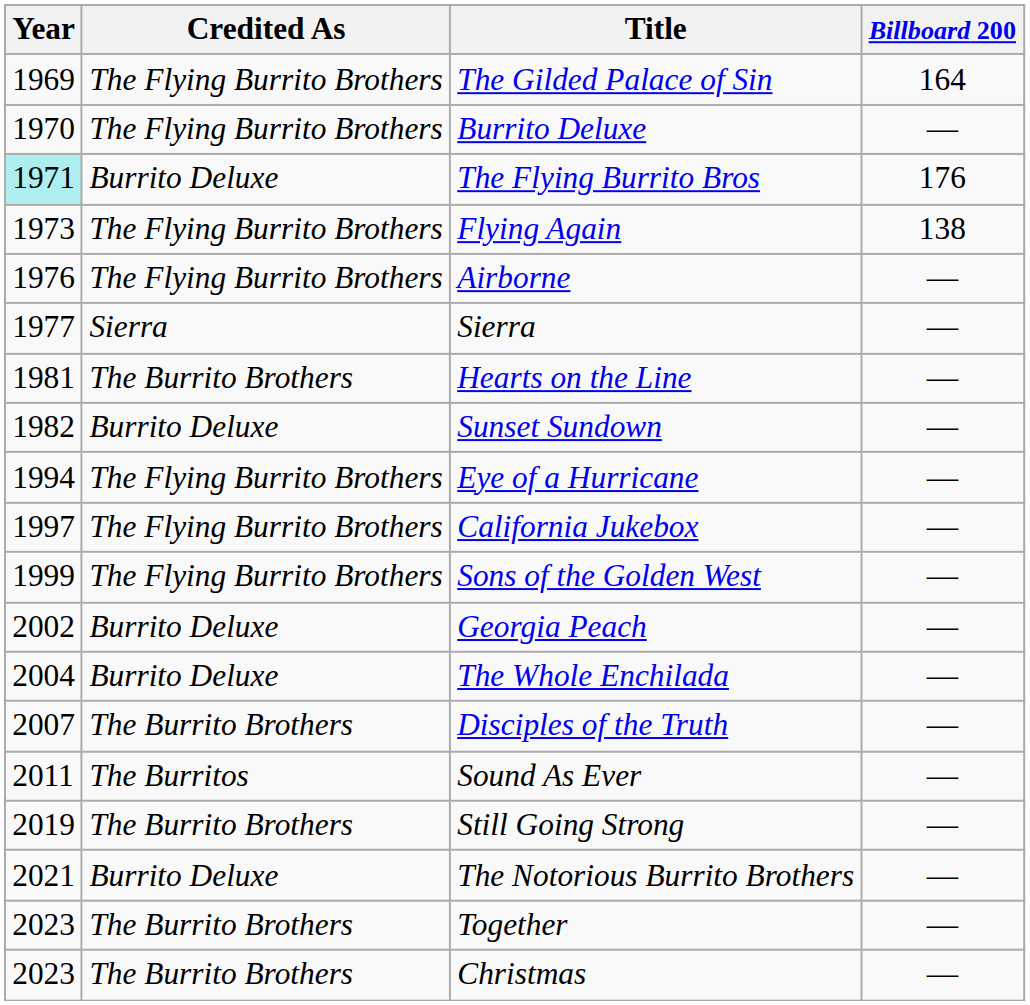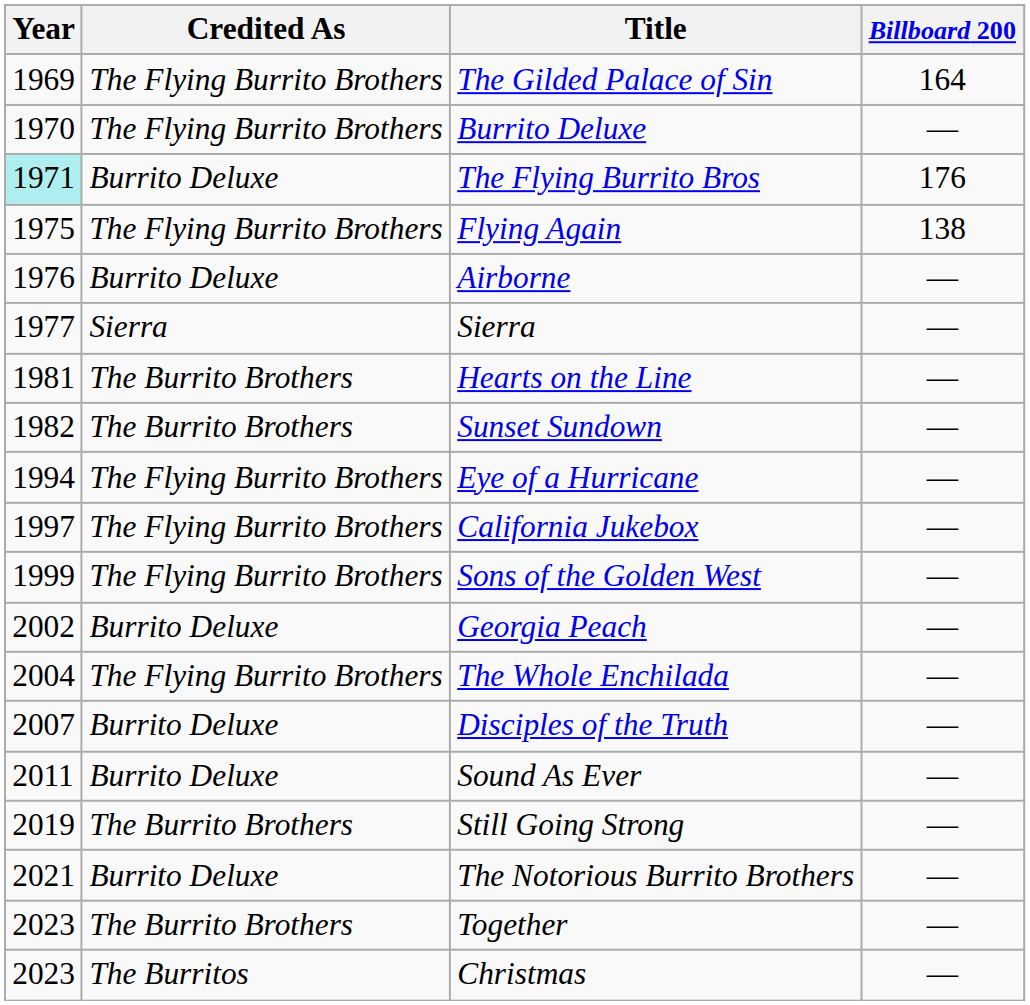(44, 228) 1973 -> (44, 228) 1975
(266, 278) The Flying Burrito Brothers -> (184, 278) Burrito Deluxe
(184, 427) Burrito Deluxe -> (221, 427) The Burrito Brothers
(184, 675) Burrito Deluxe -> (266, 675) The Flying Burrito Brothers
(221, 725) The Burrito Brothers -> (184, 725) Burrito Deluxe
(169, 775) The Burritos -> (184, 775) Burrito Deluxe
(221, 974) The Burrito Brothers -> (169, 974) The Burritos
